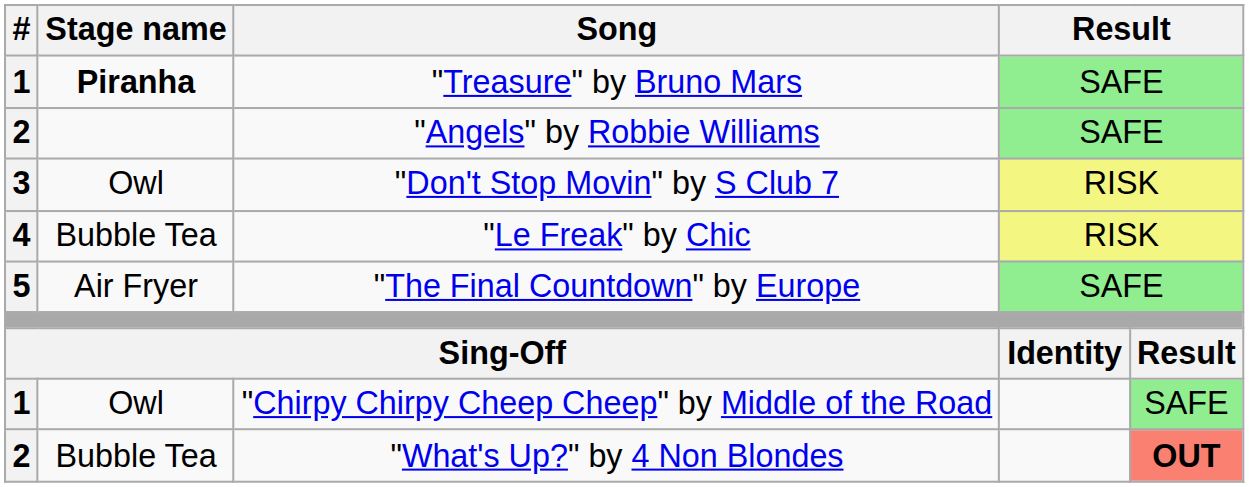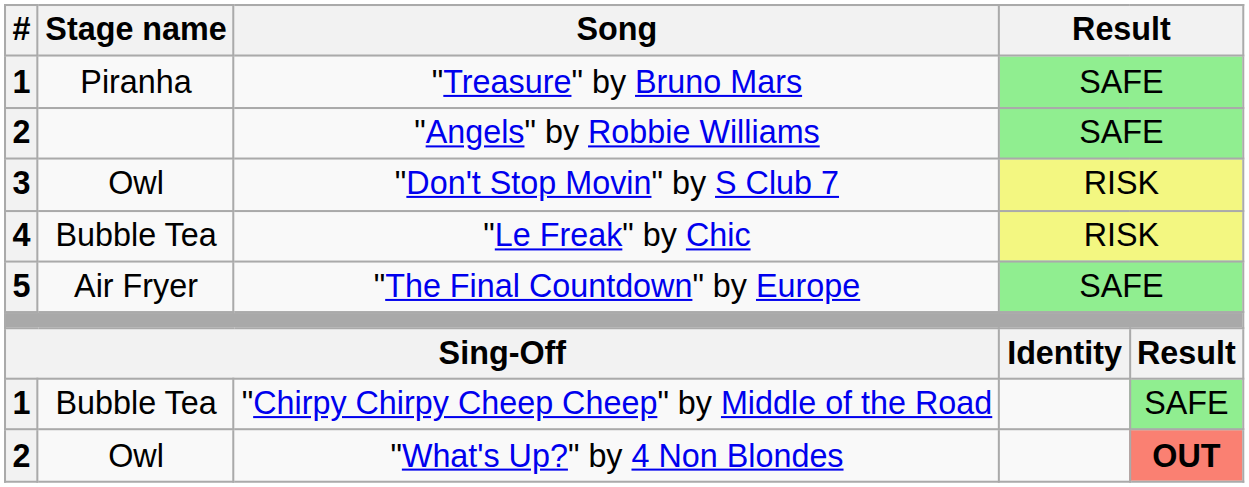(136, 81) bold -> (136, 81) normal
(136, 403) Owl -> (136, 403) Bubble Tea
(136, 455) Bubble Tea -> (136, 455) Owl
